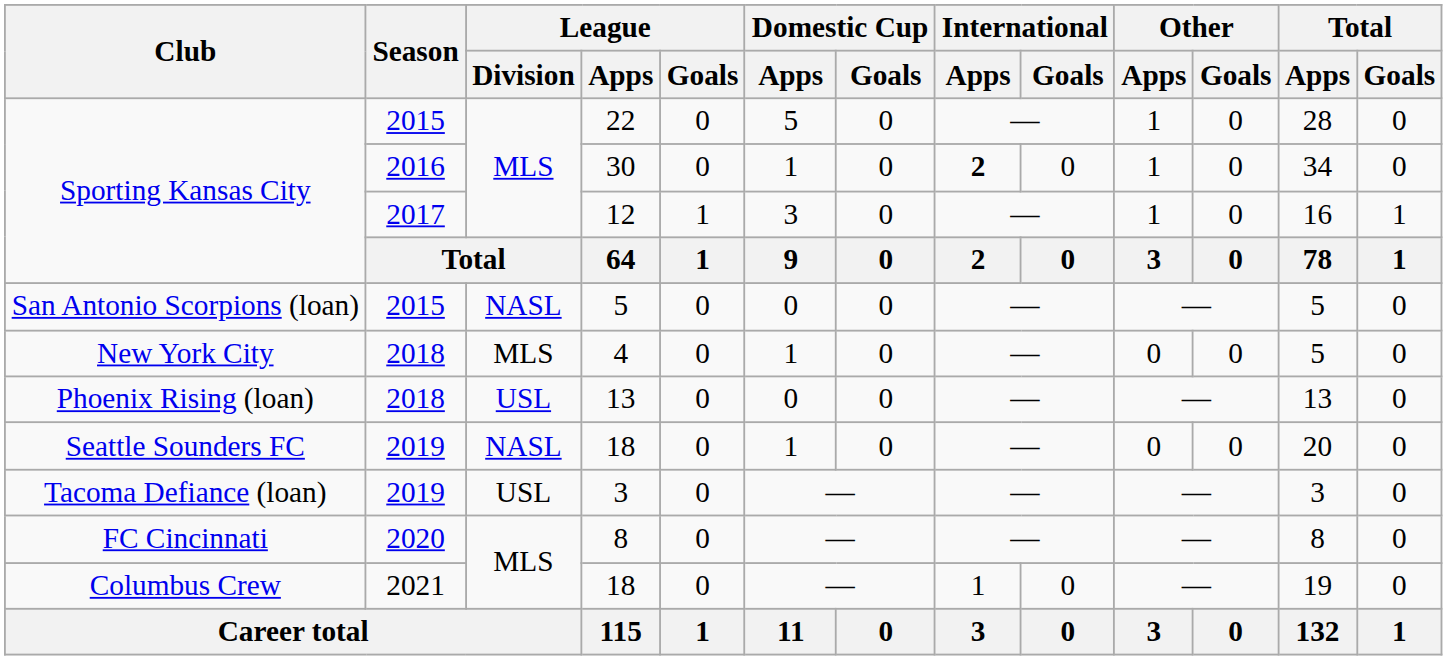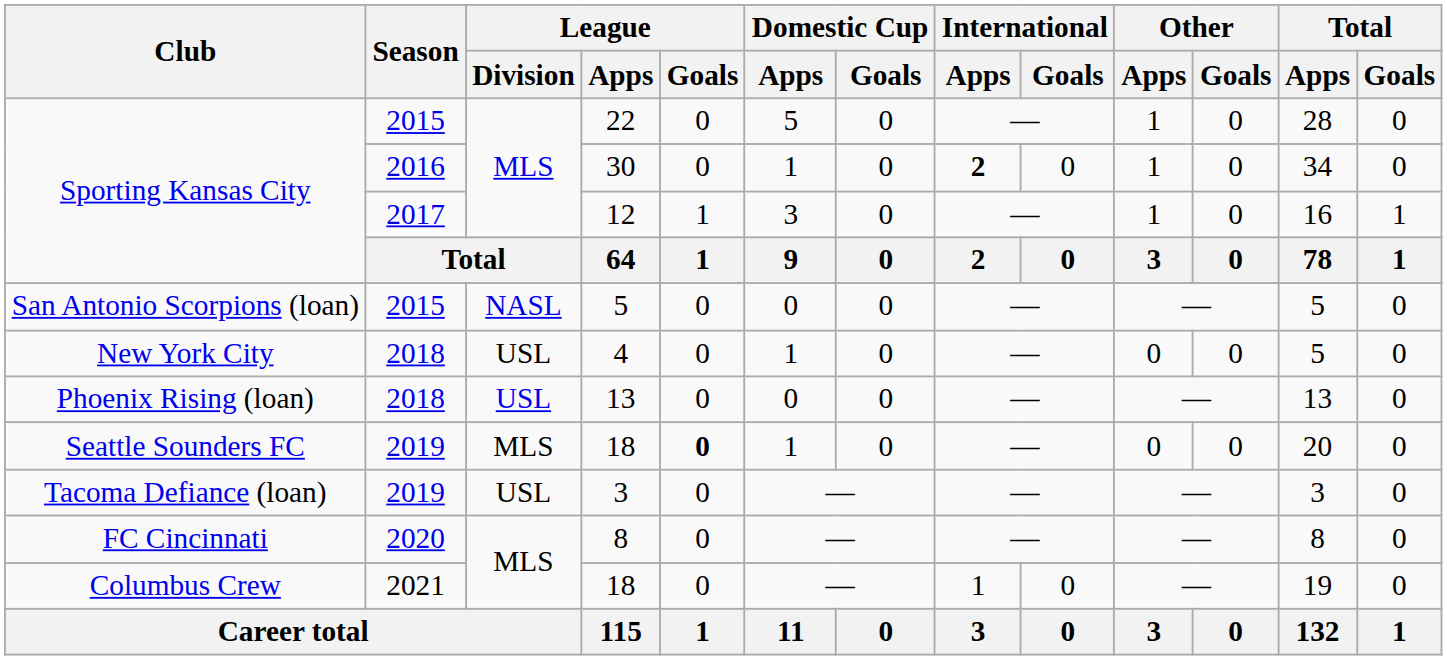(523, 352) MLS -> (523, 352) USL
(523, 445) NASL -> (523, 445) MLS
(703, 445) normal -> (703, 445) bold
